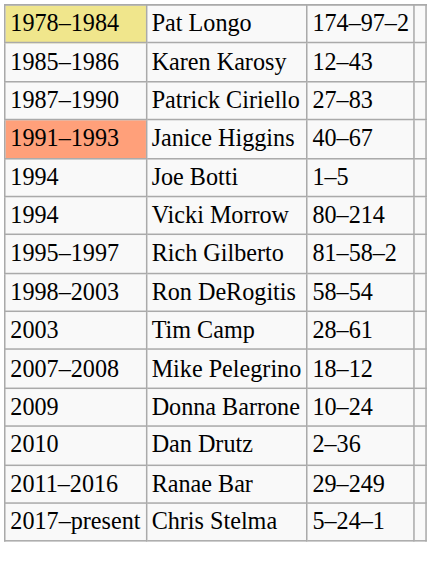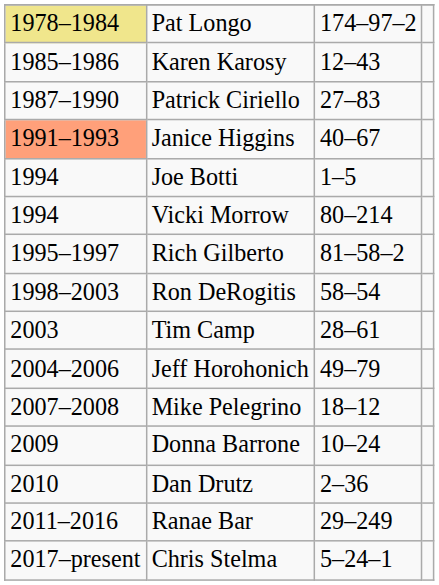+ row: (230, 368)
